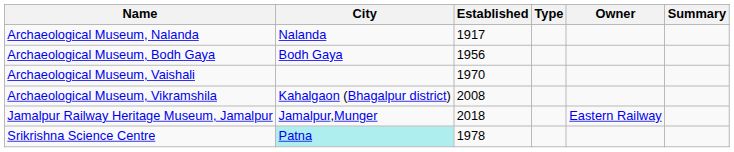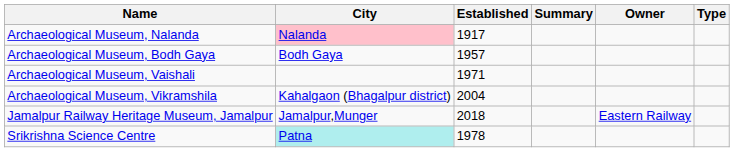columns swapped: (549, 14) <-> (697, 14)
(302, 34) no background -> (302, 34) pink background
(471, 55) 1956 -> (471, 55) 1957
(471, 75) 1970 -> (471, 75) 1971
(471, 95) 2008 -> (471, 95) 2004
